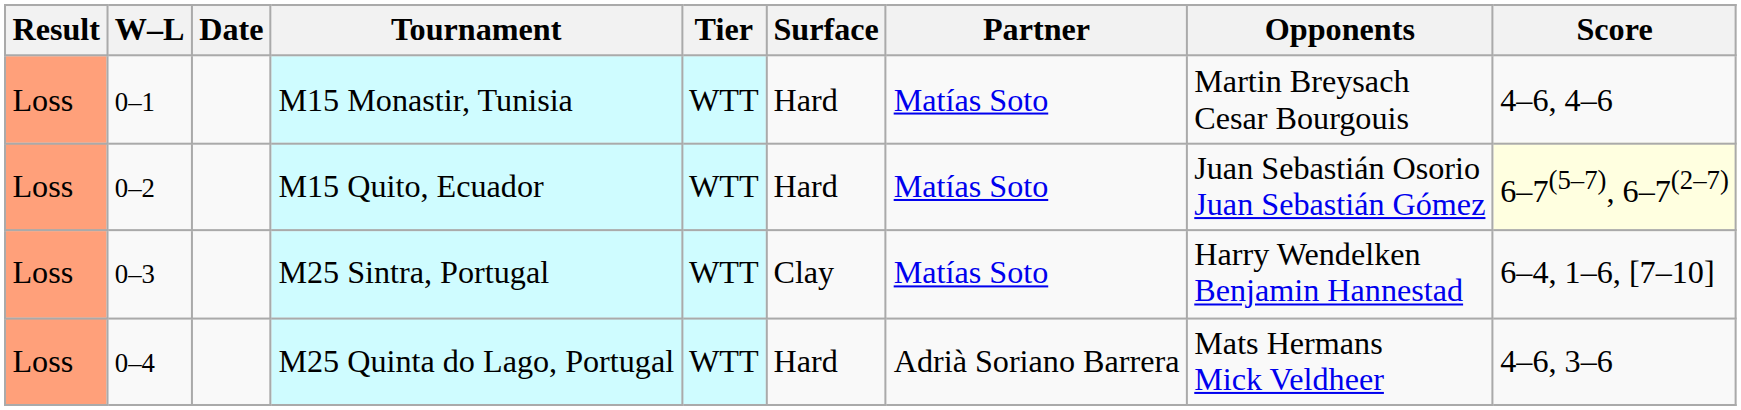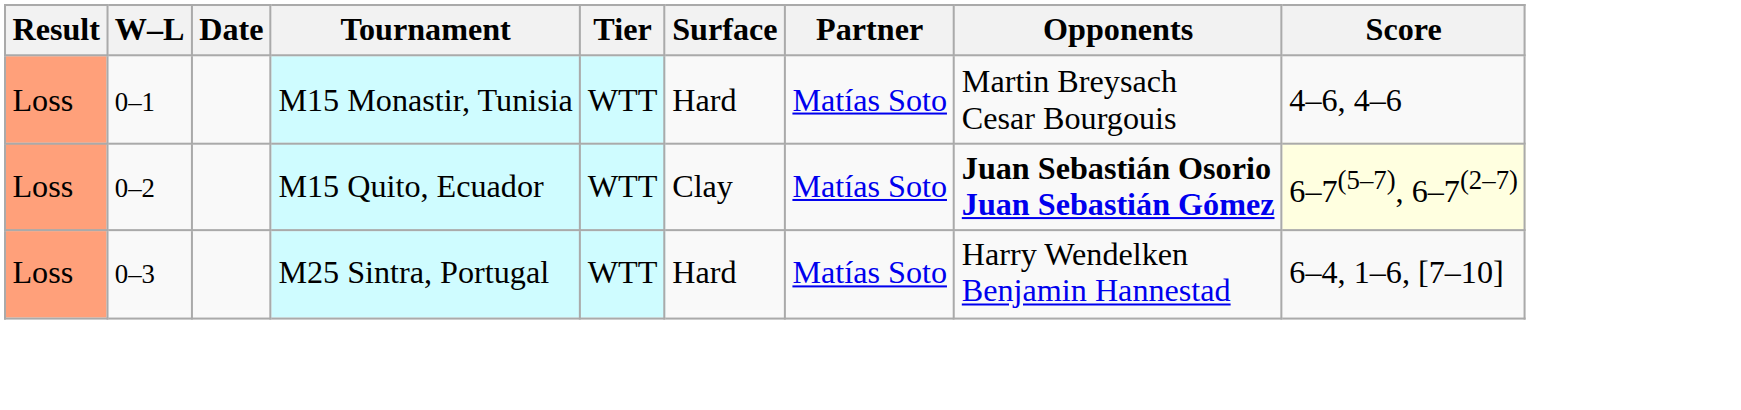(806, 186) Hard -> (703, 186) Clay
(1340, 186) normal -> (1118, 186) bold
(804, 273) Clay -> (704, 273) Hard
- row: (476, 360)
